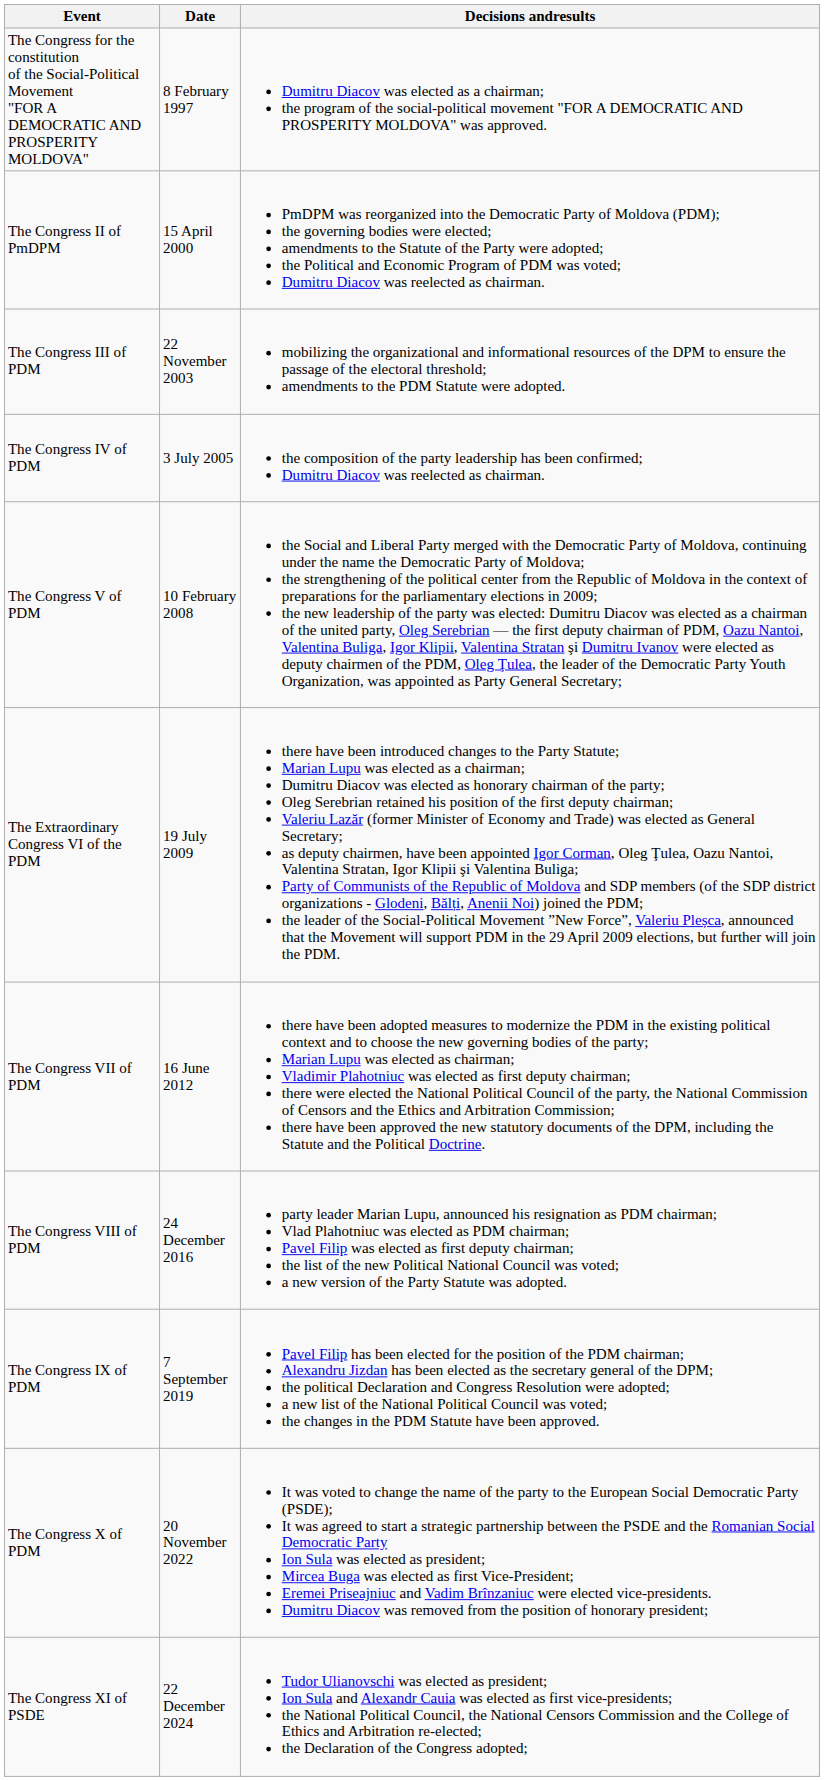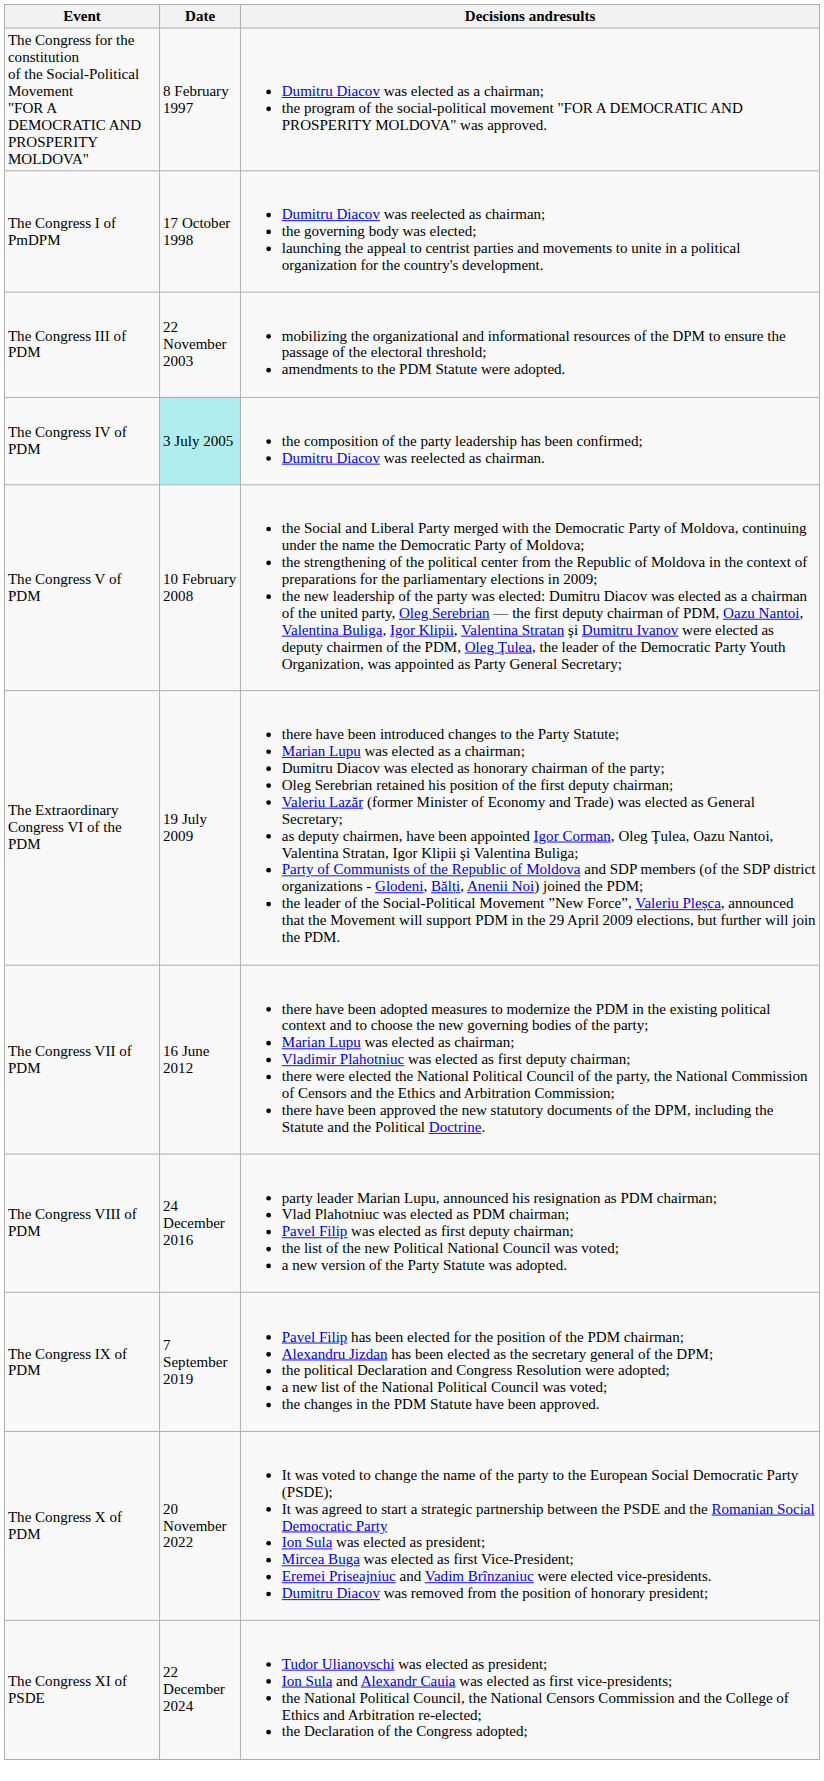+ row: (62, 231)
- row: (65, 239)
(198, 457) no background -> (198, 440) paleturquoise background
